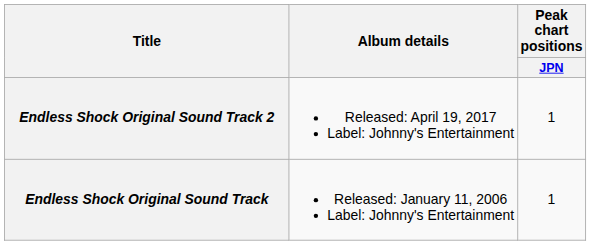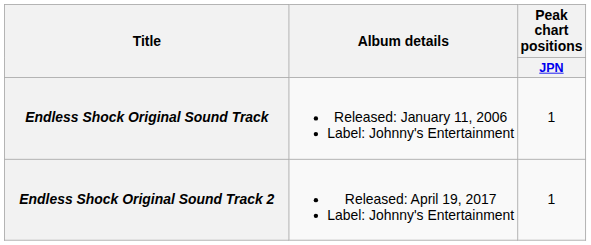rows swapped: (147, 199) <-> (147, 118)
